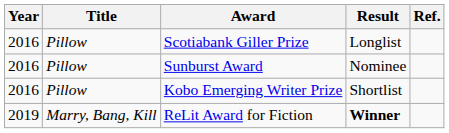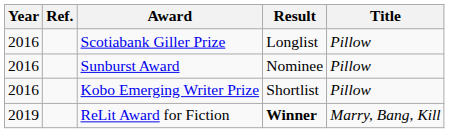columns swapped: (101, 16) <-> (427, 16)
